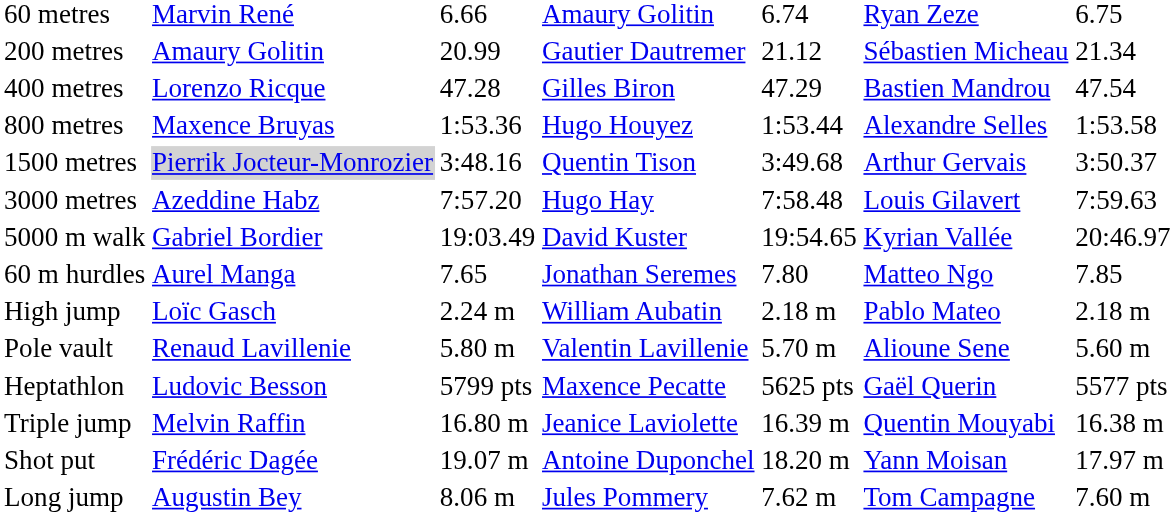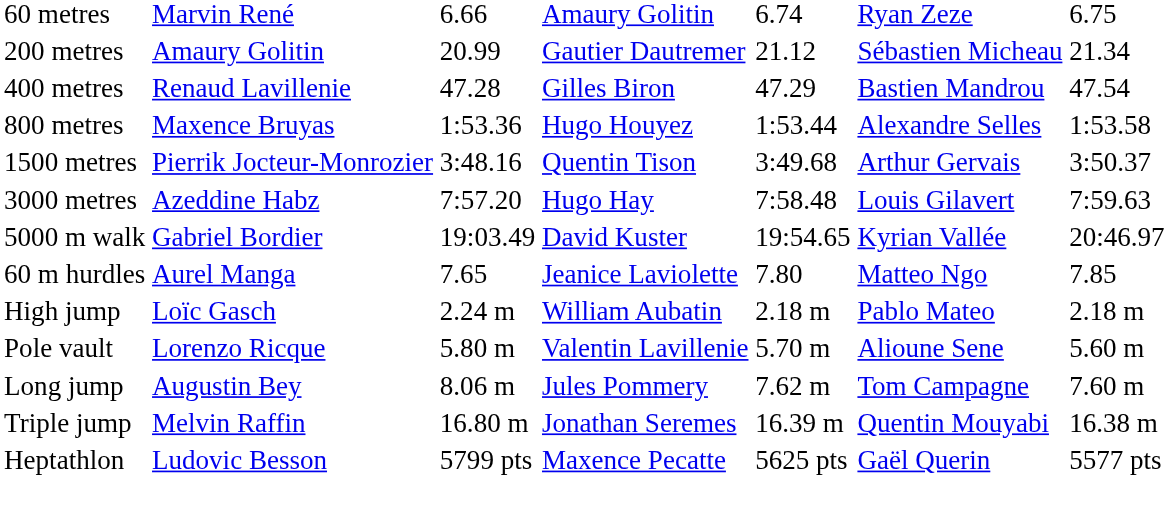(239, 88) Lorenzo Ricque -> (252, 88) Renaud Lavillenie
(293, 162) lightgrey background -> (293, 162) no background
(639, 274) Jonathan Seremes -> (640, 274) Jeanice Laviolette
(252, 348) Renaud Lavillenie -> (239, 348) Lorenzo Ricque
rows swapped: (64, 497) <-> (64, 385)
(640, 422) Jeanice Laviolette -> (639, 422) Jonathan Seremes
- row: (50, 460)
